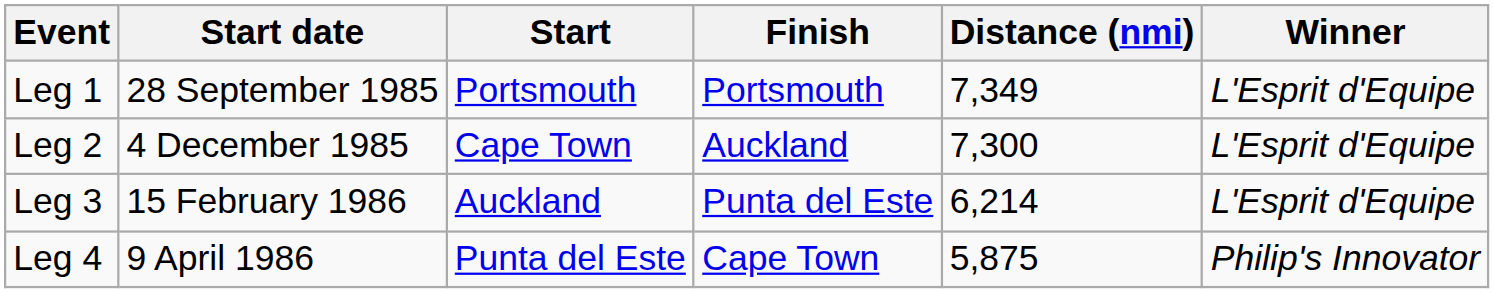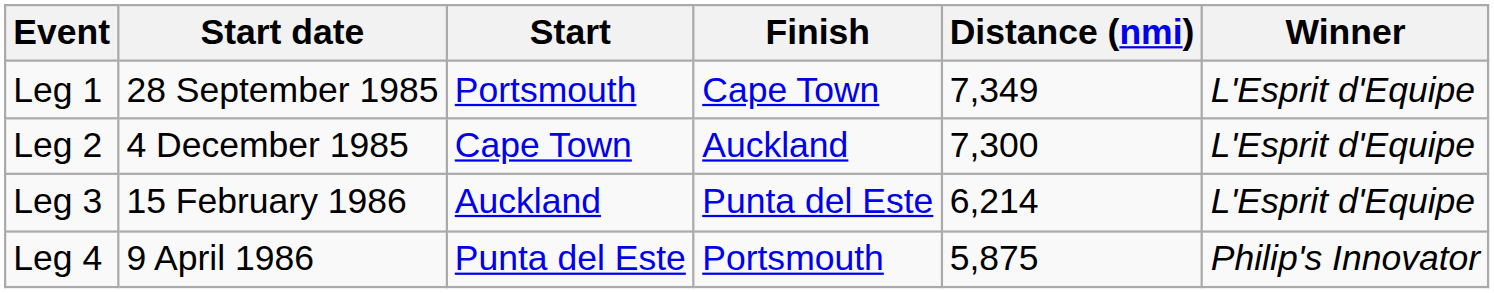(793, 88) Portsmouth -> (791, 88) Cape Town
(791, 257) Cape Town -> (793, 257) Portsmouth
